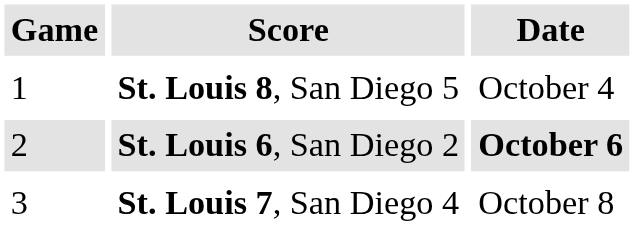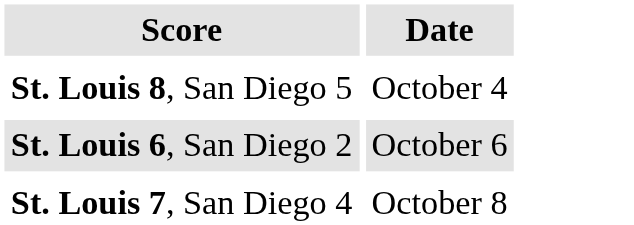- column: (55, 29)
(551, 145) bold -> (440, 145) normal
